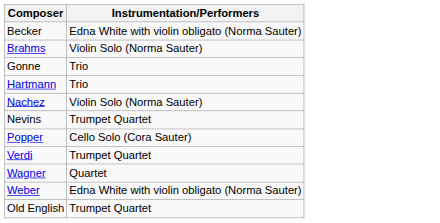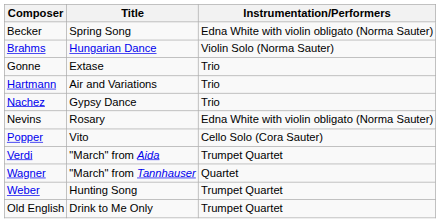+ column: (133, 13)
(136, 102) Violin Solo (Norma Sauter) -> (210, 102) Trio
(110, 119) Trumpet Quartet -> (317, 119) Edna White with violin obligato (Norma Sauter)
(185, 191) Edna White with violin obligato (Norma Sauter) -> (242, 191) Trumpet Quartet
